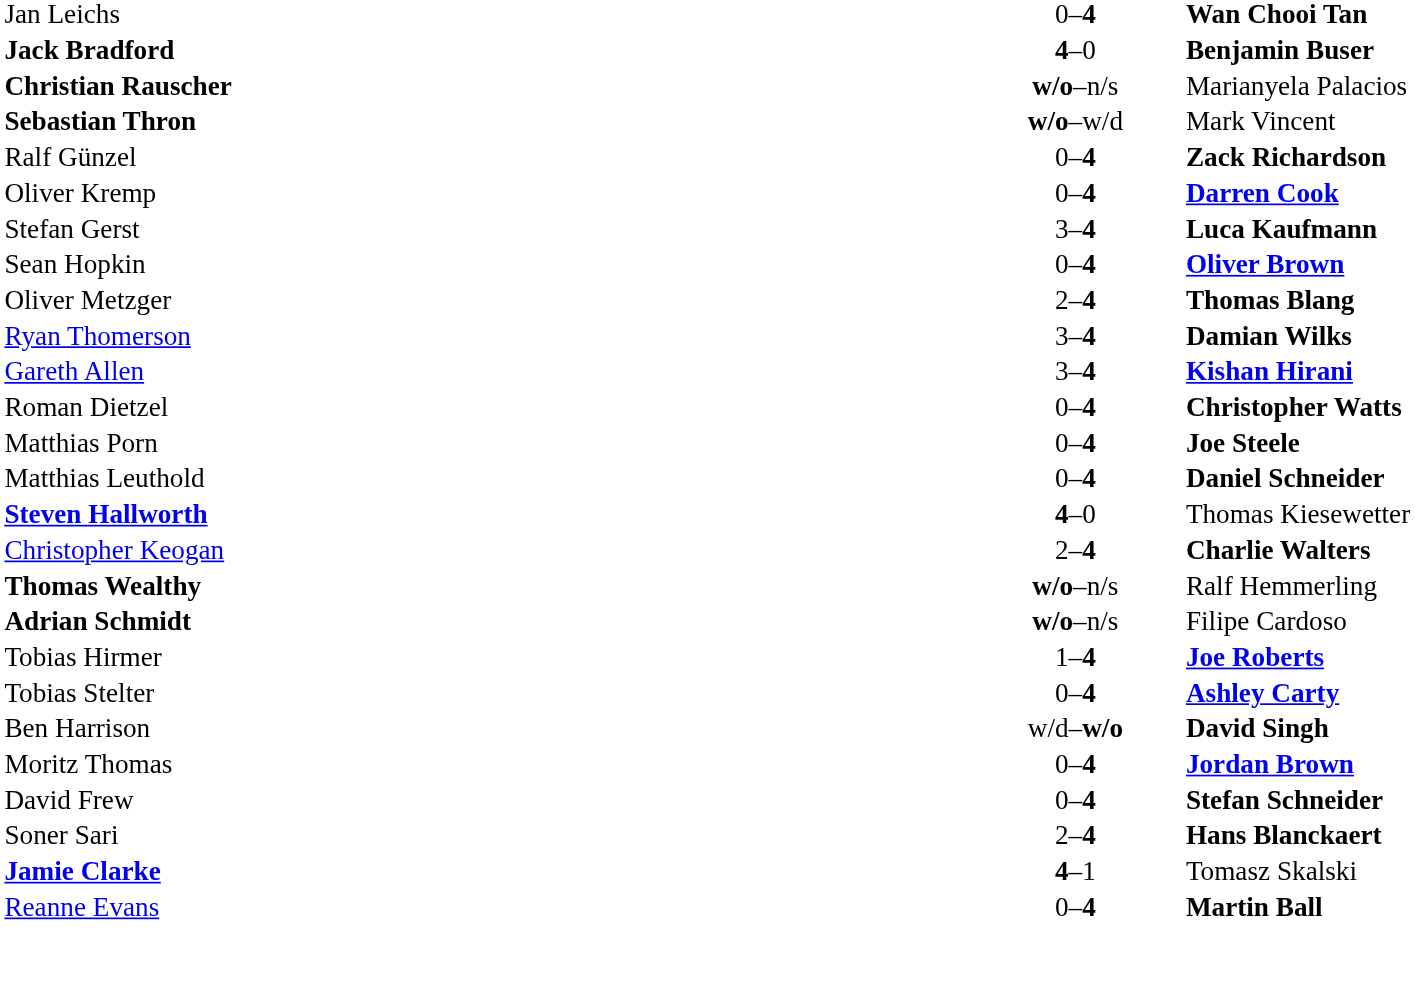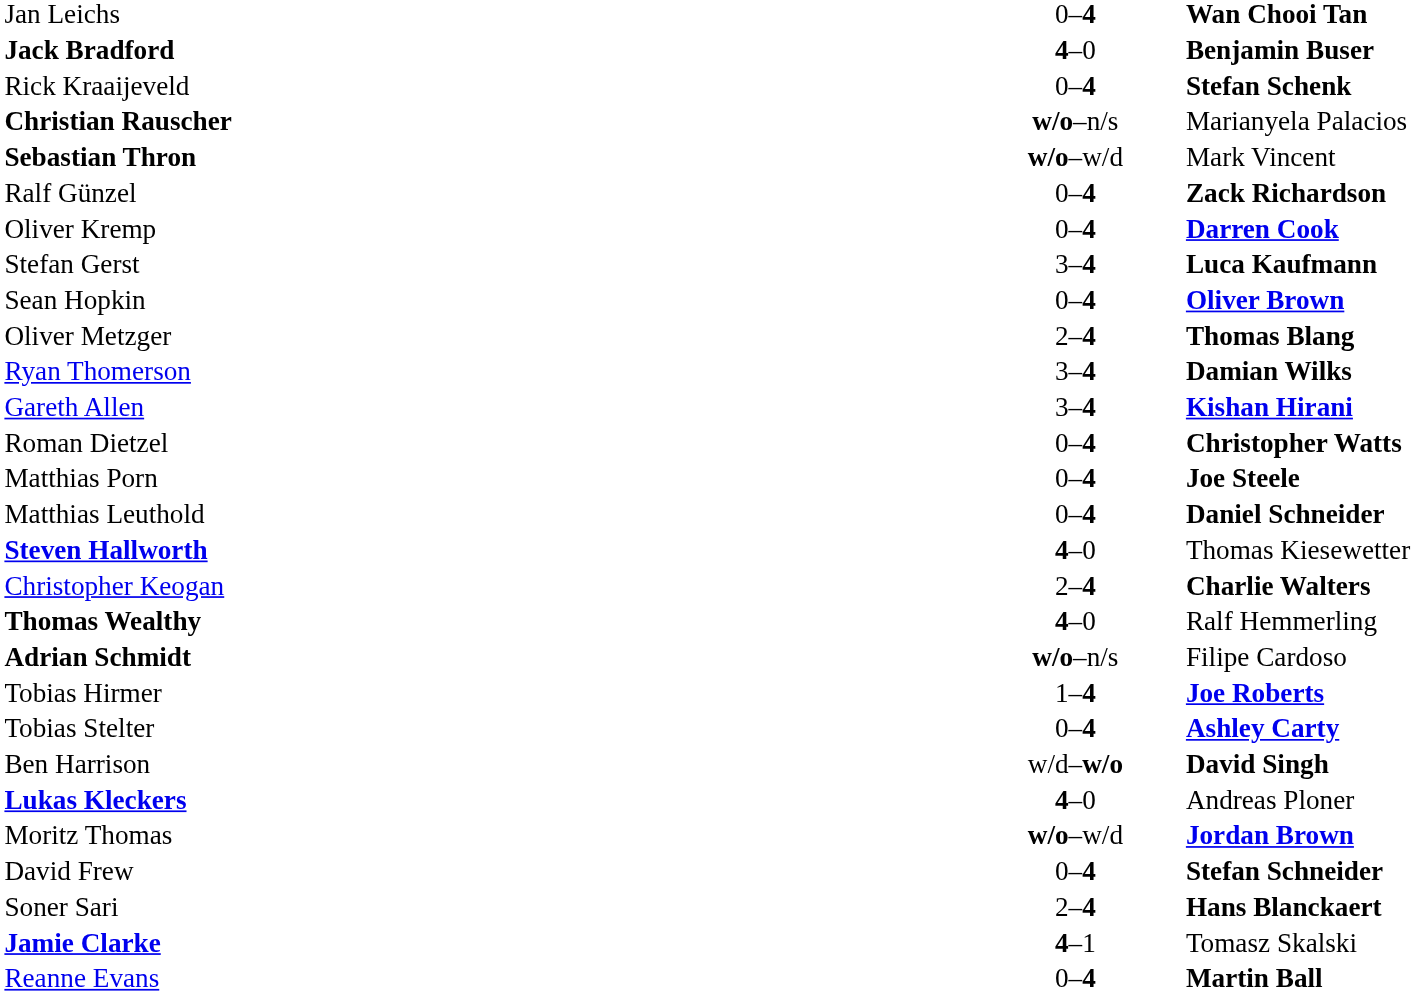+ row: (97, 85)
(1075, 585) w/o–n/s -> (1075, 621) 4–0
+ row: (95, 799)
(1075, 764) 0–4 -> (1075, 835) w/o–w/d
